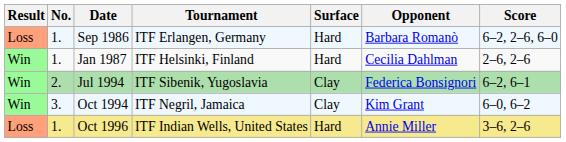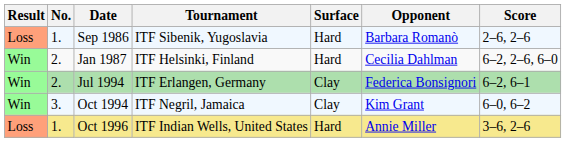(200, 37) ITF Erlangen, Germany -> (201, 37) ITF Sibenik, Yugoslavia
(520, 37) 6–2, 2–6, 6–0 -> (507, 37) 2–6, 2–6
(56, 59) 1. -> (56, 59) 2.
(507, 59) 2–6, 2–6 -> (520, 59) 6–2, 2–6, 6–0
(201, 81) ITF Sibenik, Yugoslavia -> (200, 81) ITF Erlangen, Germany
